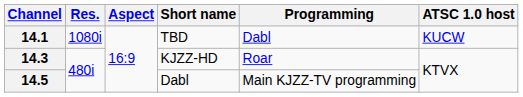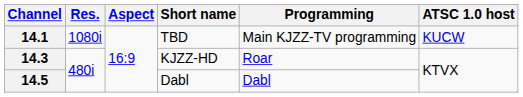(257, 37) Dabl -> (329, 37) Main KJZZ-TV programming
(329, 80) Main KJZZ-TV programming -> (257, 80) Dabl
